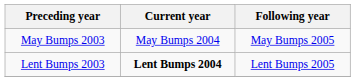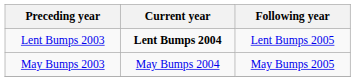rows swapped: (63, 64) <-> (63, 40)
